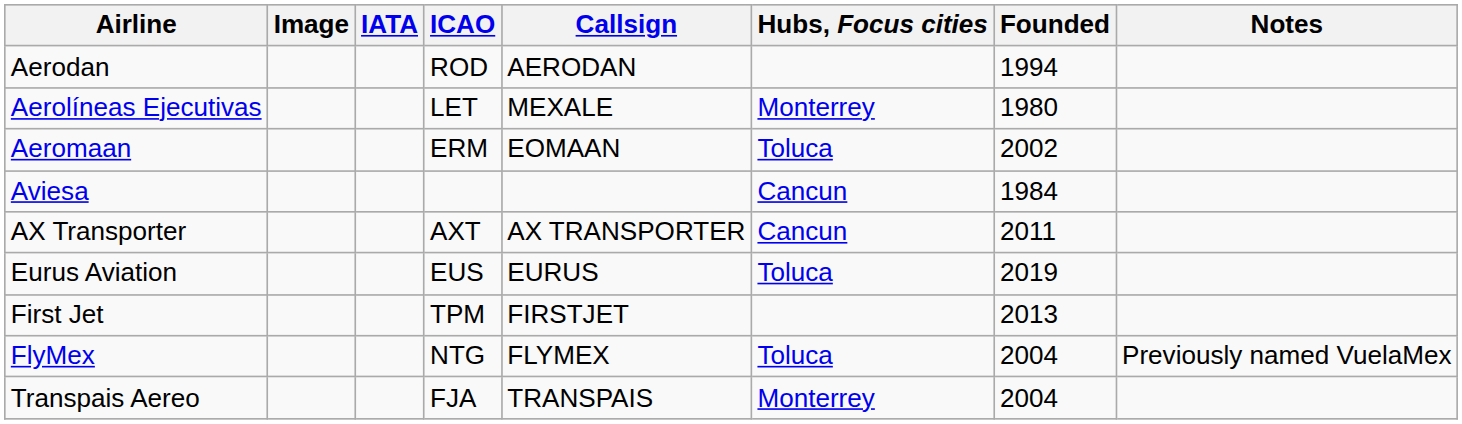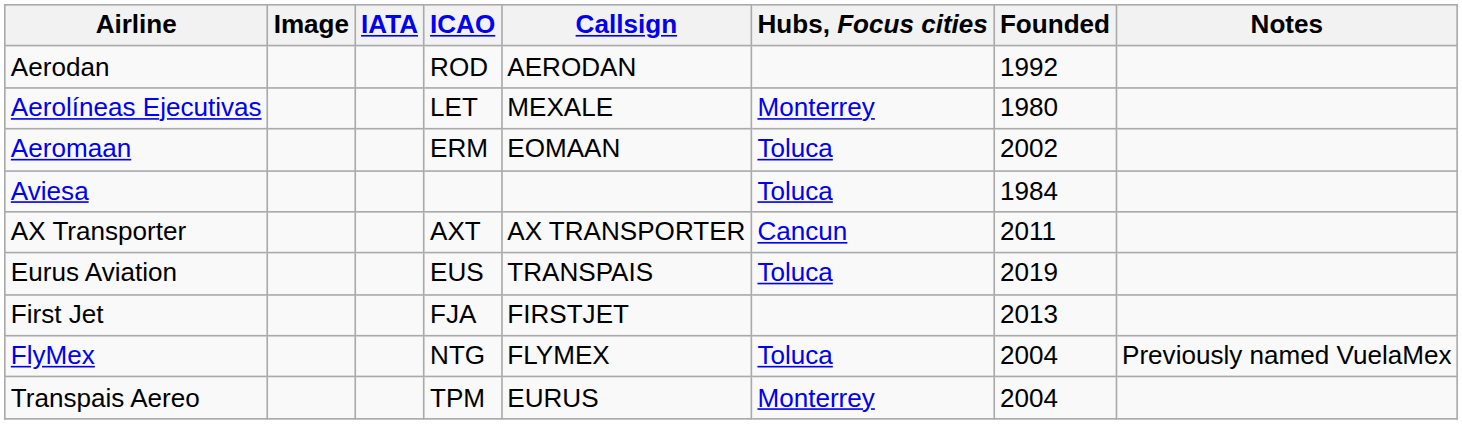(1029, 66) 1994 -> (1029, 66) 1992
(802, 190) Cancun -> (795, 190) Toluca
(553, 273) EURUS -> (580, 273) TRANSPAIS
(458, 314) TPM -> (453, 314) FJA
(453, 397) FJA -> (458, 397) TPM
(580, 397) TRANSPAIS -> (553, 397) EURUS
